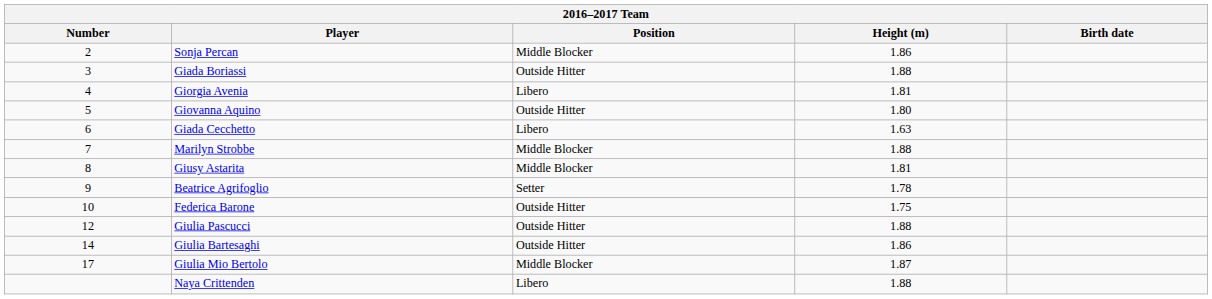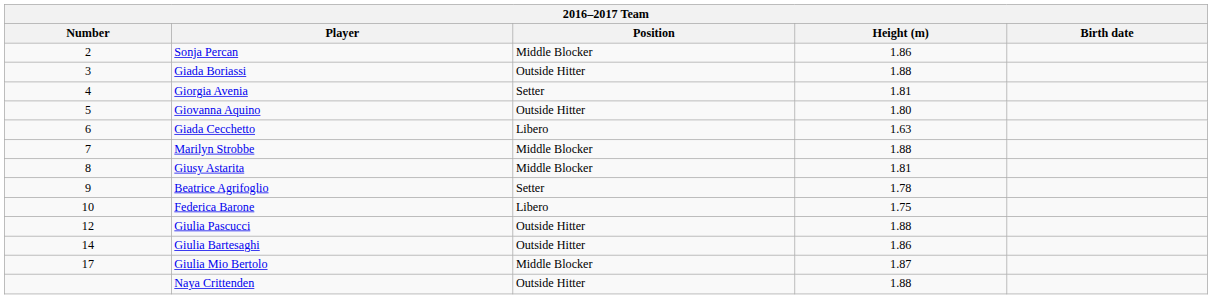(532, 91) Libero -> (530, 91) Setter
(551, 206) Outside Hitter -> (532, 206) Libero
(532, 284) Libero -> (551, 284) Outside Hitter
